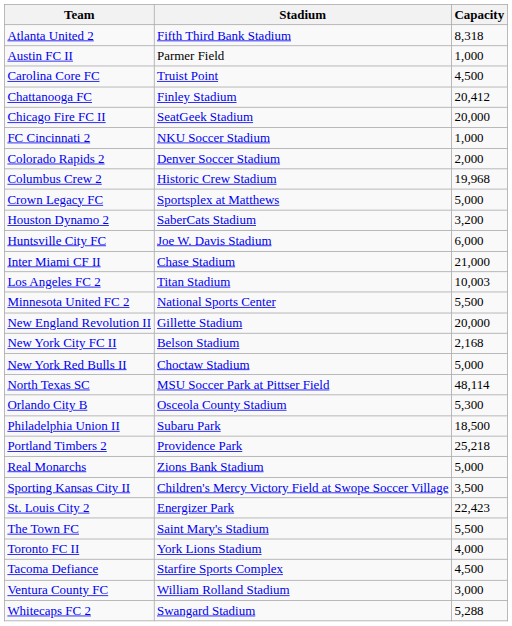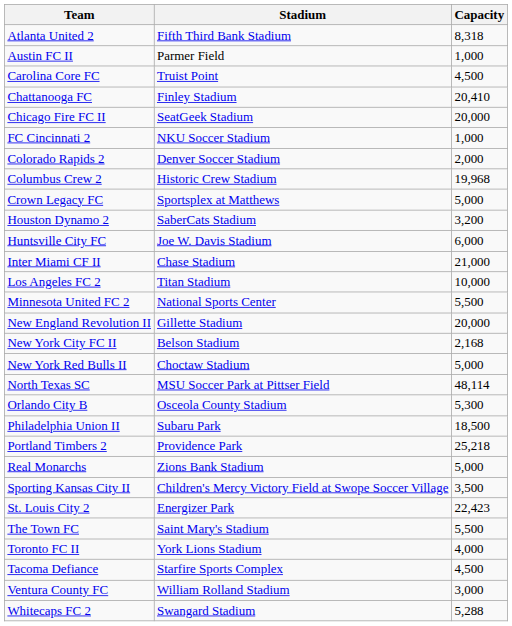(472, 96) 20,412 -> (472, 96) 20,410
(472, 281) 10,003 -> (472, 281) 10,000
